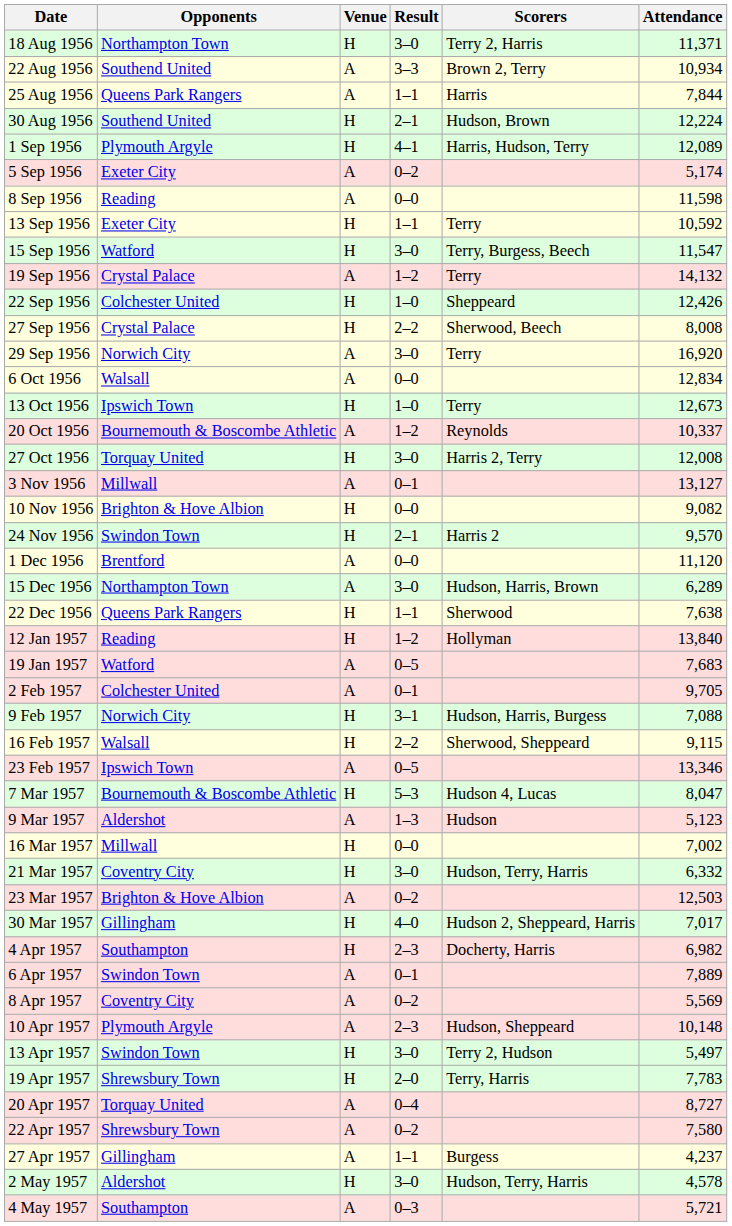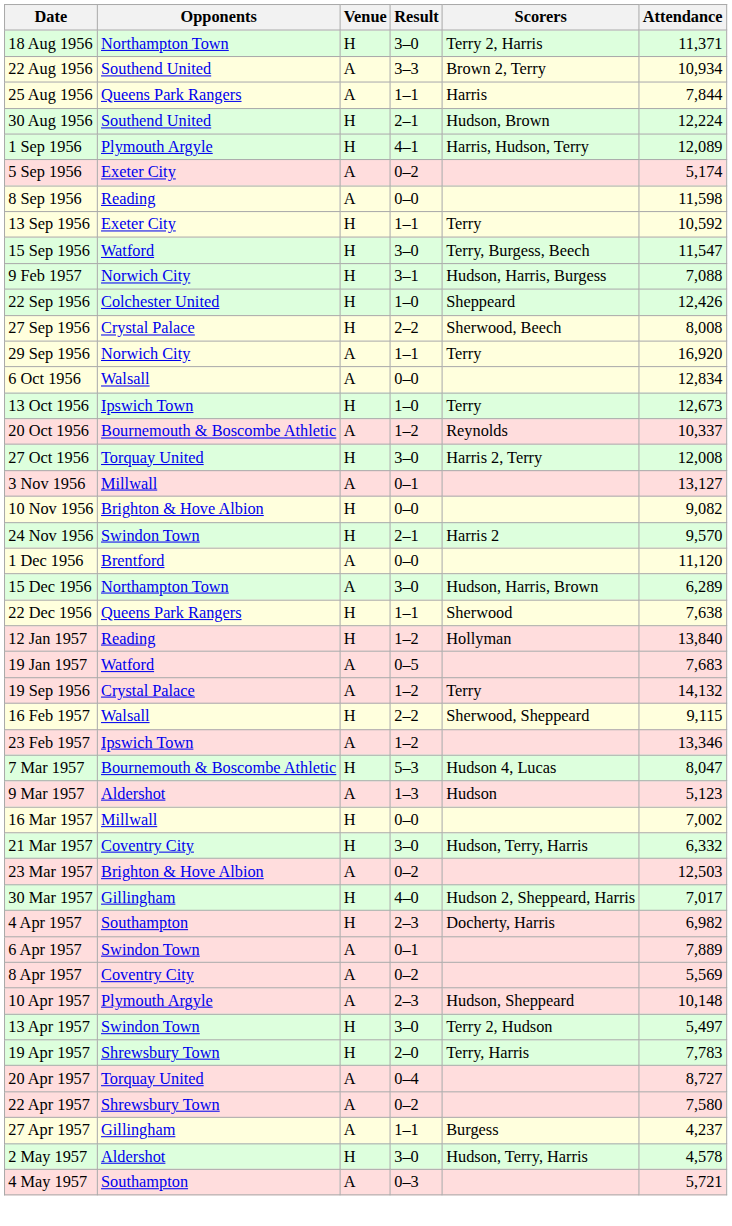rows swapped: (49, 276) <-> (45, 716)
(407, 353) 3–0 -> (407, 353) 1–1
- row: (45, 690)
(407, 768) 0–5 -> (407, 742) 1–2
